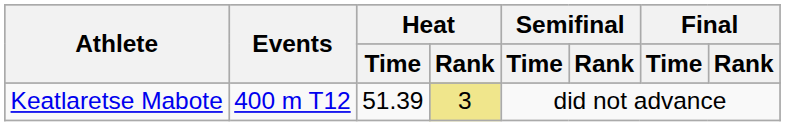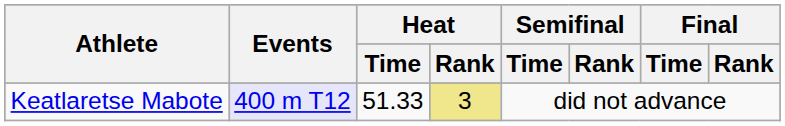(292, 102) no background -> (292, 102) lavender background
(393, 102) 51.39 -> (393, 102) 51.33
